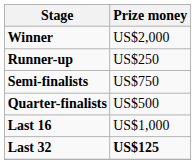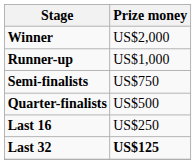(136, 59) US$250 -> (141, 59) US$1,000
(141, 125) US$1,000 -> (136, 125) US$250
